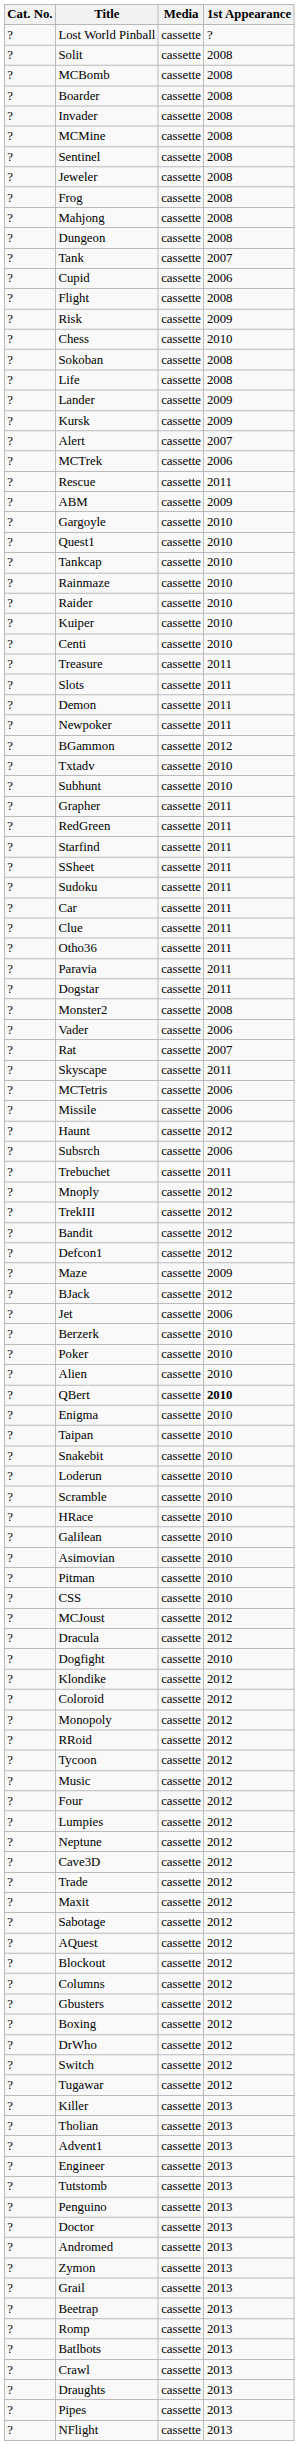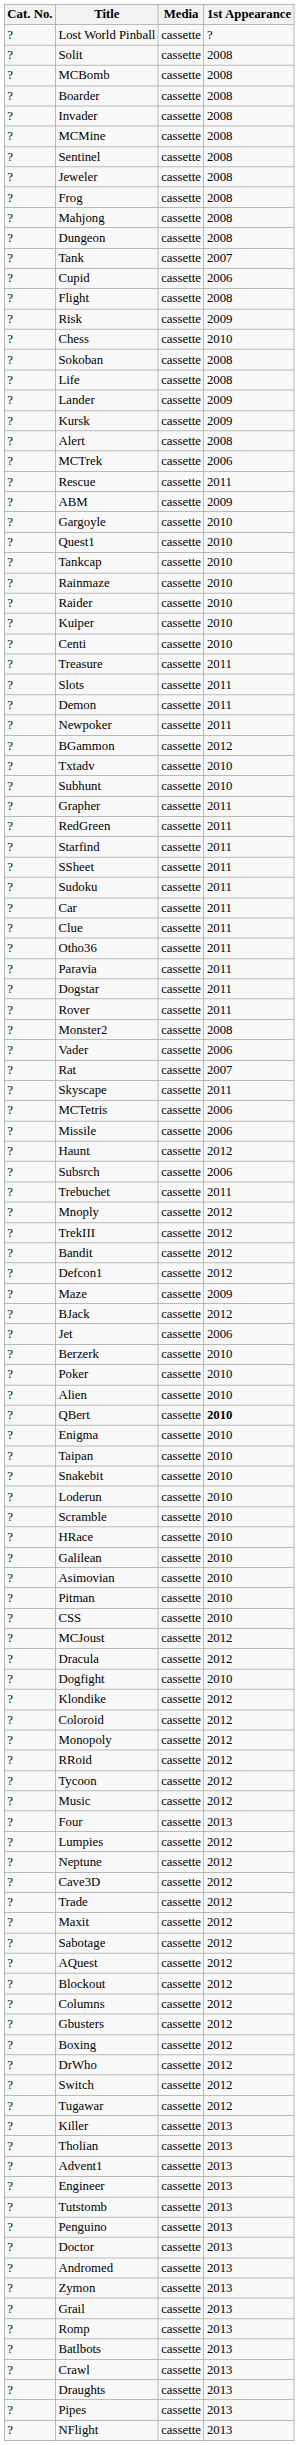(220, 440) 2007 -> (220, 440) 2008
+ row: (74, 1009)
(220, 1801) 2012 -> (220, 1821) 2013
- row: (78, 2308)
